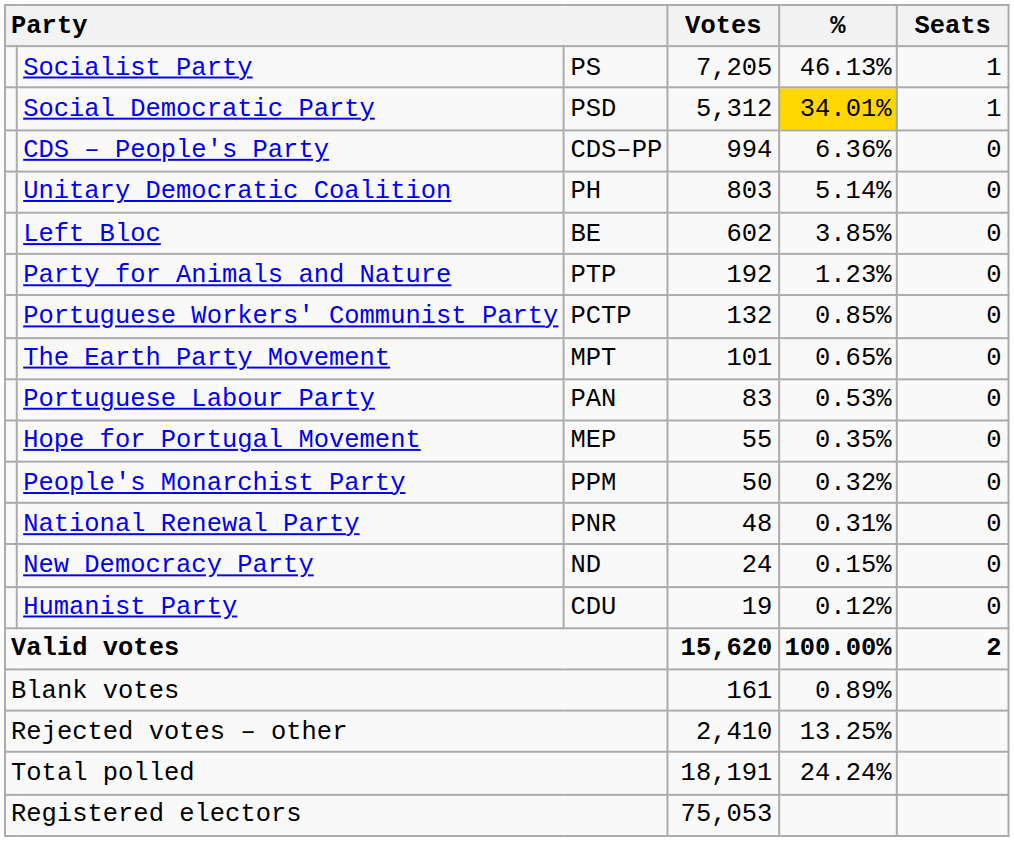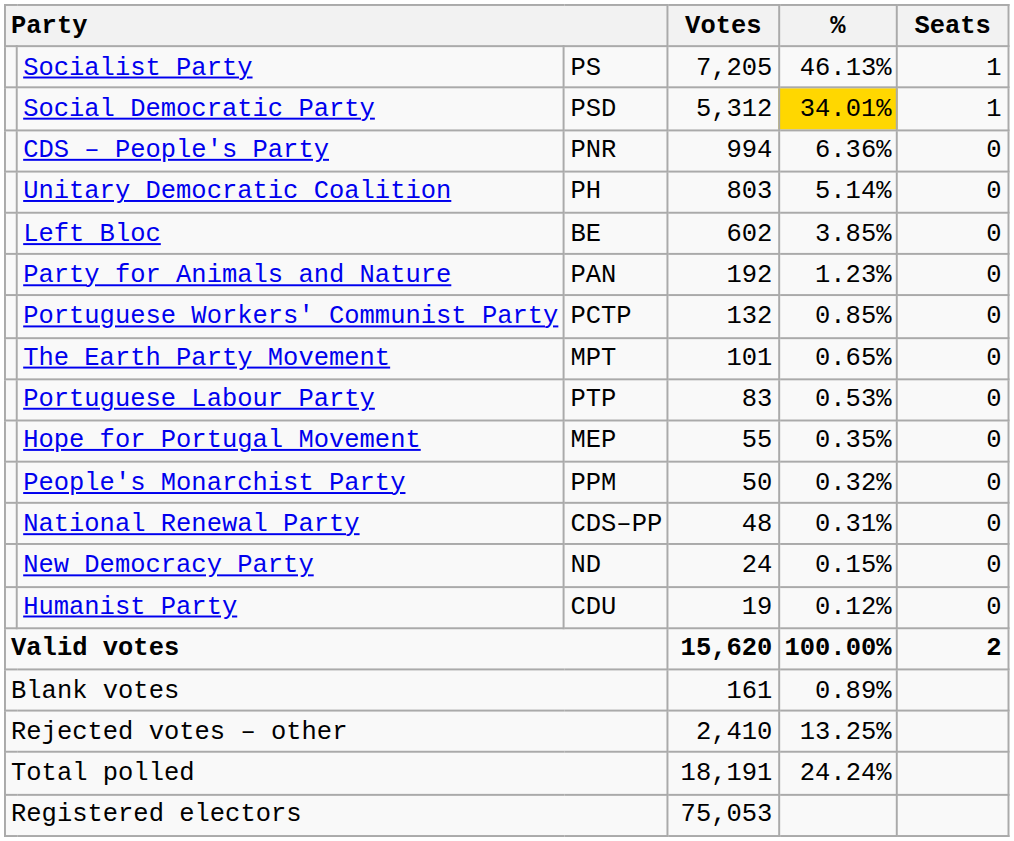(616, 150) CDS–PP -> (593, 150) PNR
(593, 275) PTP -> (593, 275) PAN
(593, 399) PAN -> (593, 399) PTP
(593, 524) PNR -> (616, 524) CDS–PP
